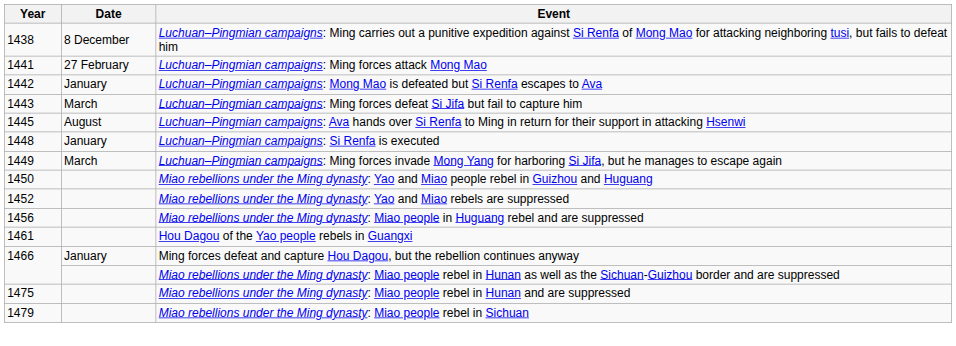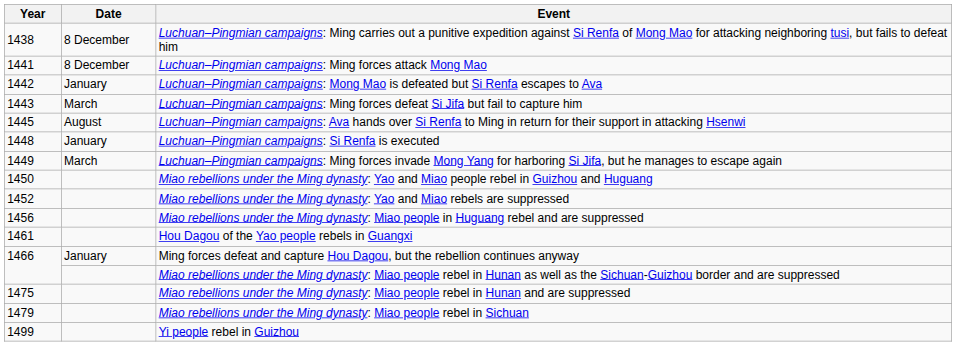(96, 65) 27 February -> (97, 65) 8 December
+ row: (229, 332)
